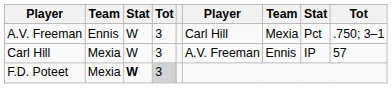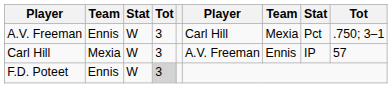(104, 72) Mexia -> (103, 72) Ennis
(132, 72) bold -> (132, 72) normal
